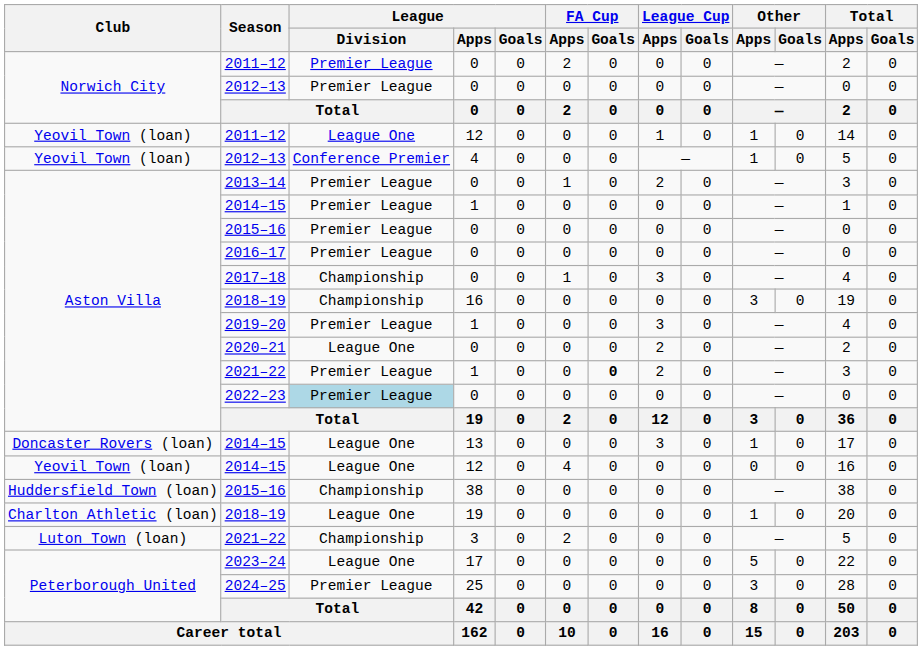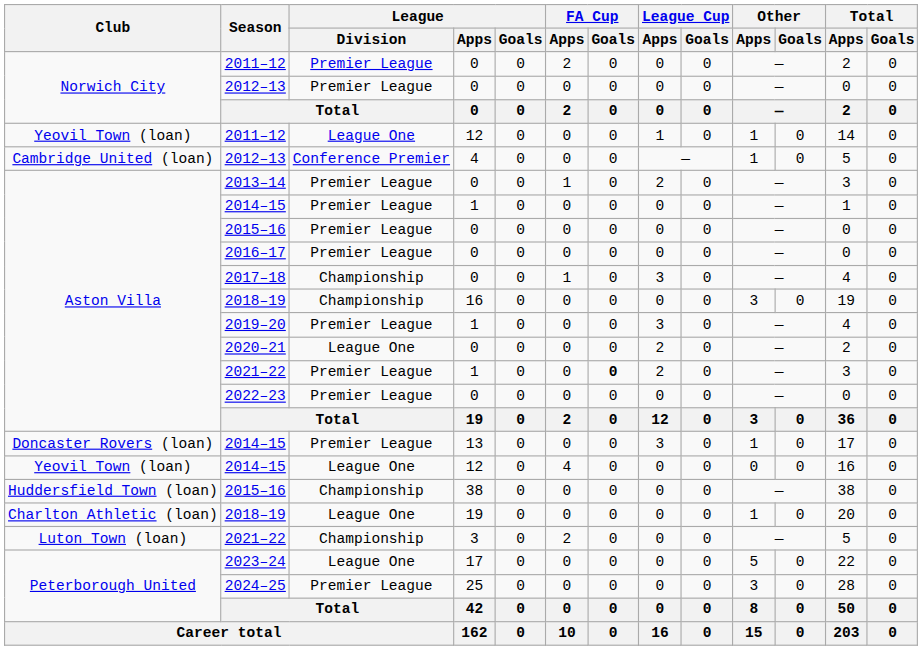(113, 159) Yeovil Town (loan) -> (113, 159) Cambridge United (loan)
(371, 396) lightblue background -> (371, 396) no background
(371, 444) League One -> (371, 444) Premier League
